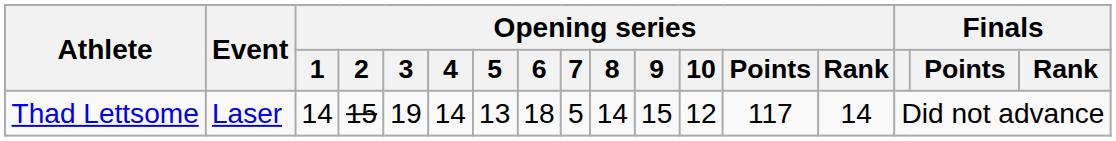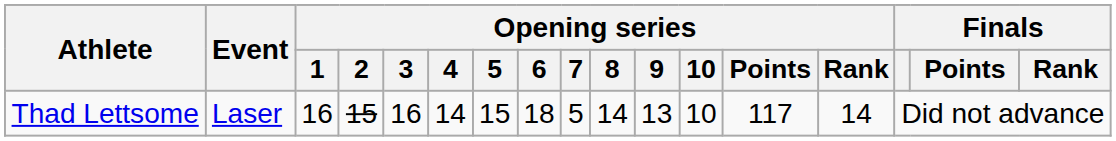(317, 114) 14 -> (317, 114) 16
(406, 114) 19 -> (406, 114) 16
(495, 114) 13 -> (495, 114) 15
(657, 114) 15 -> (657, 114) 13
(701, 114) 12 -> (701, 114) 10
